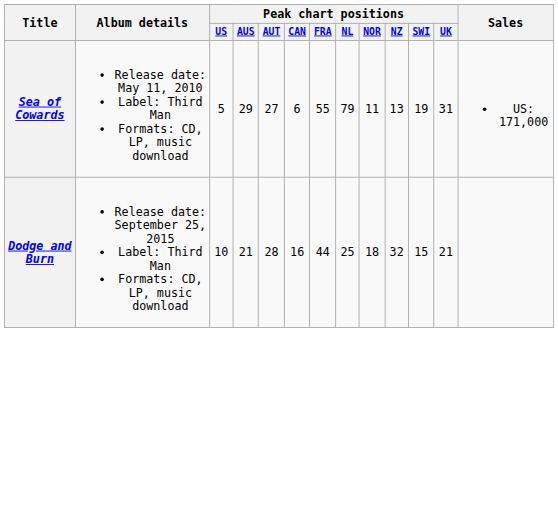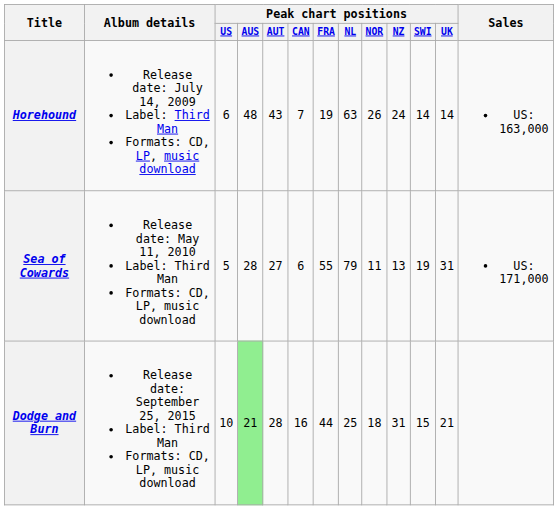+ row: (44, 115)
(246, 108) 29 -> (250, 266) 28
(246, 252) no background -> (250, 423) lightgreen background
(397, 252) 32 -> (399, 423) 31
